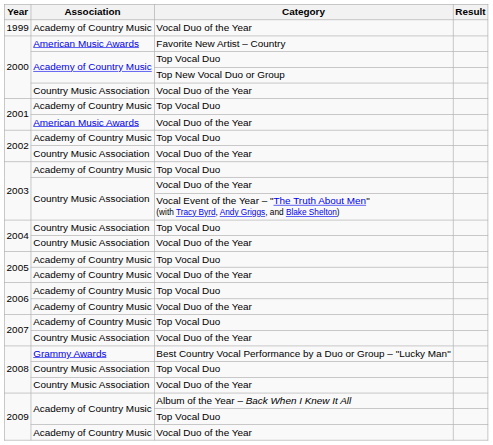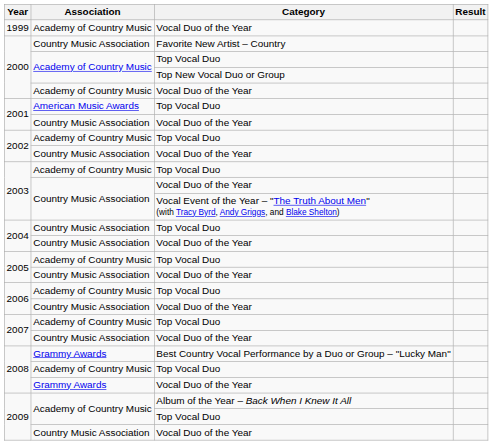(86, 43) American Music Awards -> (91, 43) Country Music Association
(91, 91) Country Music Association -> (93, 91) Academy of Country Music
(93, 106) Academy of Country Music -> (86, 106) American Music Awards
(86, 122) American Music Awards -> (91, 122) Country Music Association
(93, 275) Academy of Country Music -> (91, 275) Country Music Association
(93, 306) Academy of Country Music -> (91, 306) Country Music Association
(91, 369) Country Music Association -> (93, 369) Academy of Country Music
(91, 385) Country Music Association -> (70, 385) Grammy Awards
(93, 432) Academy of Country Music -> (91, 432) Country Music Association
